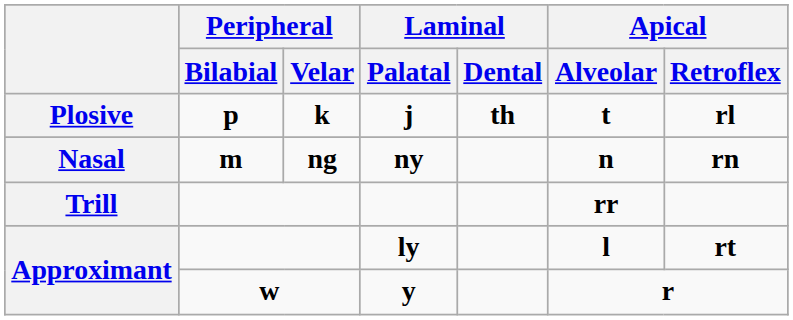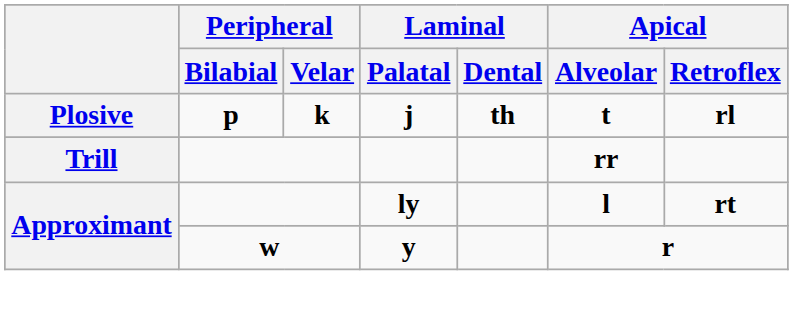- row: (409, 159)
